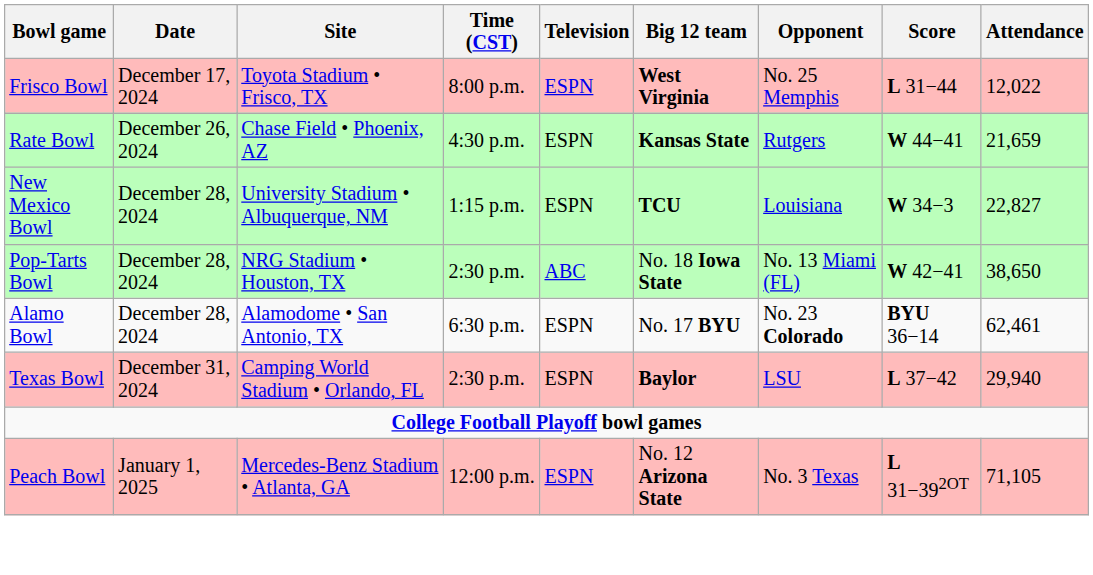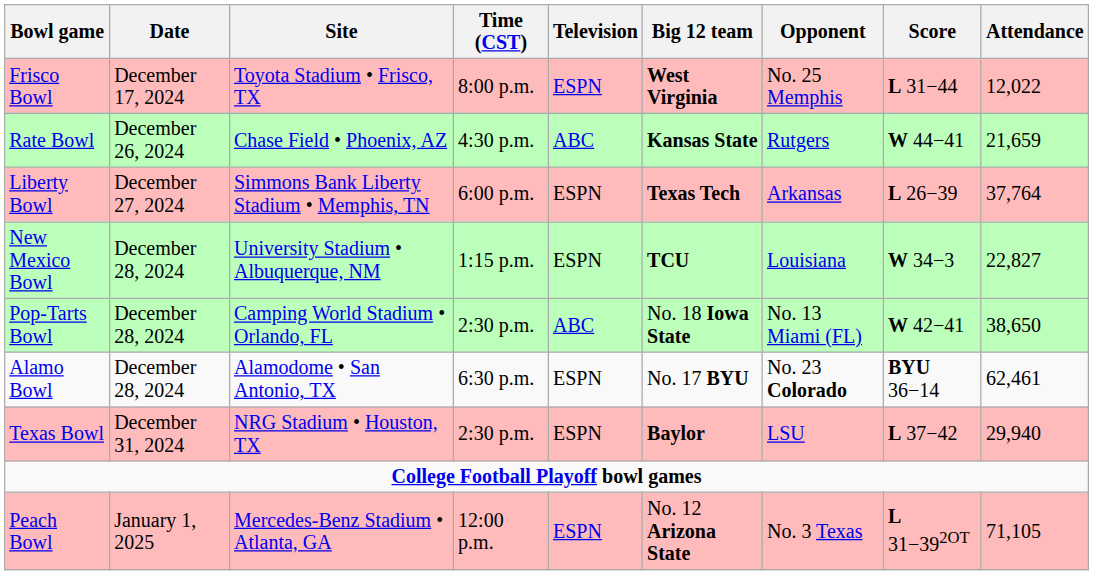(569, 140) ESPN -> (574, 140) ABC
+ row: (39, 194)
(304, 270) NRG Stadium • Houston, TX -> (340, 325) Camping World Stadium • Orlando, FL
(333, 379) Camping World Stadium • Orlando, FL -> (336, 433) NRG Stadium • Houston, TX
